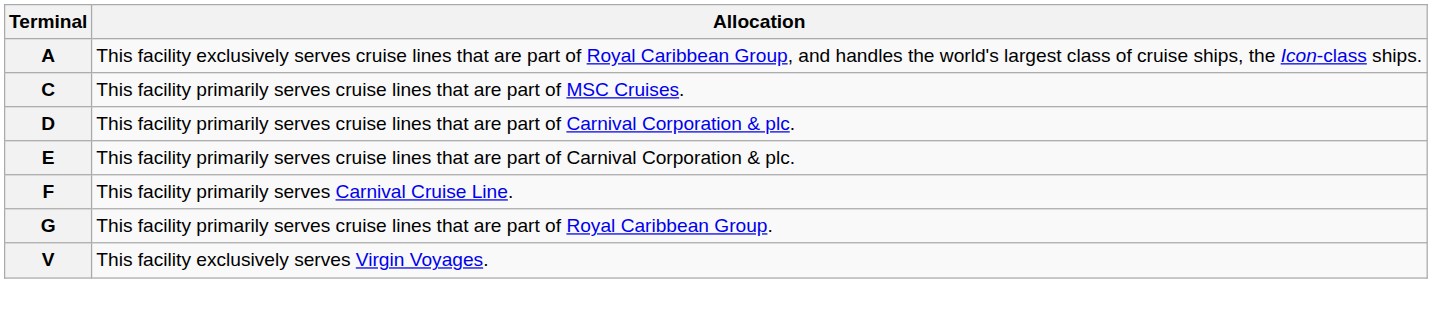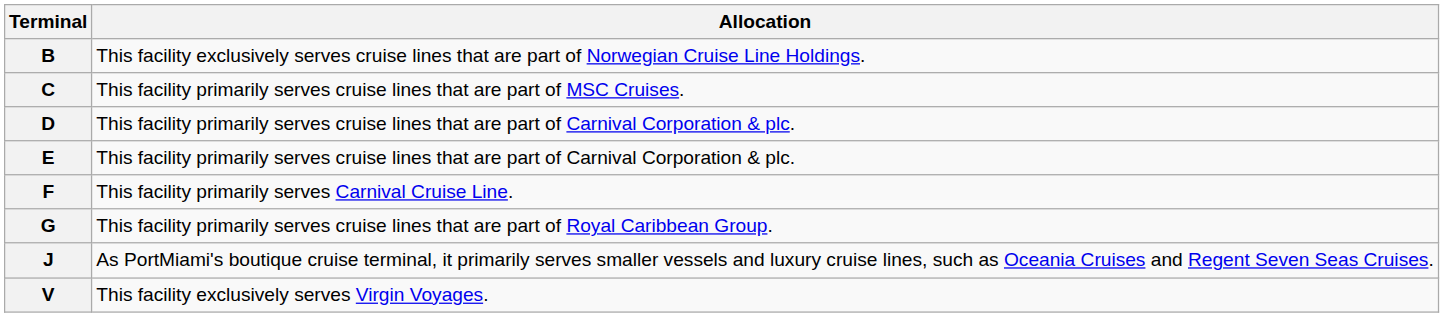- row: (48, 55)
+ row: (48, 55)
+ row: (48, 260)
